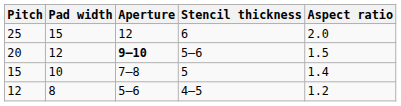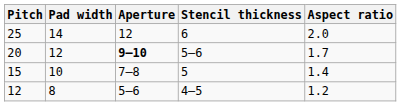(56, 33) 15 -> (56, 33) 14
(318, 53) 1.5 -> (318, 53) 1.7
